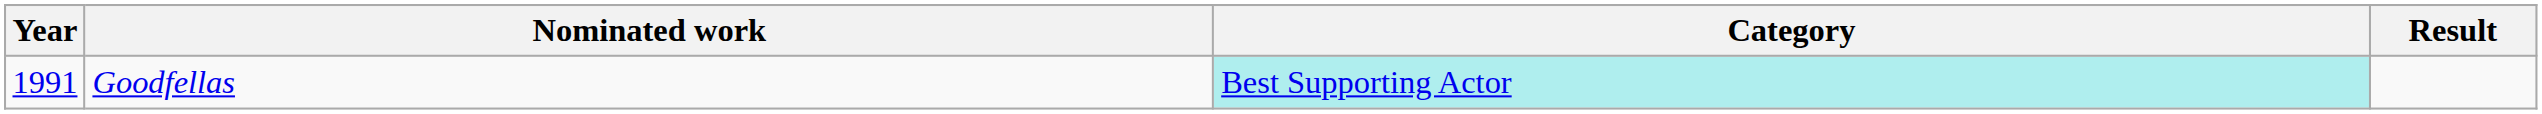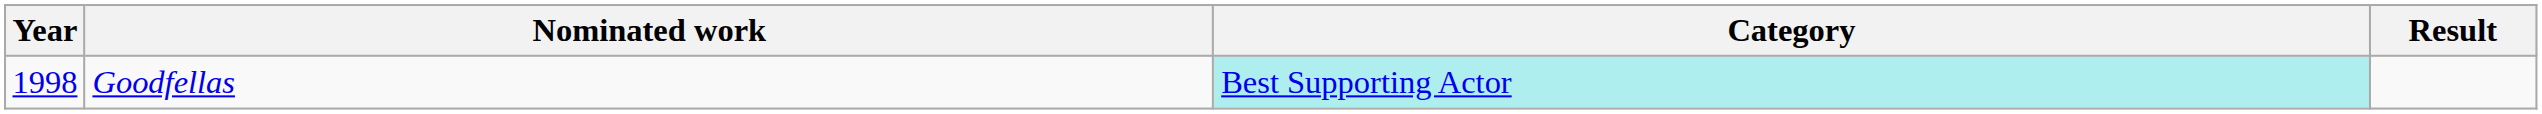(45, 81) 1991 -> (45, 81) 1998
